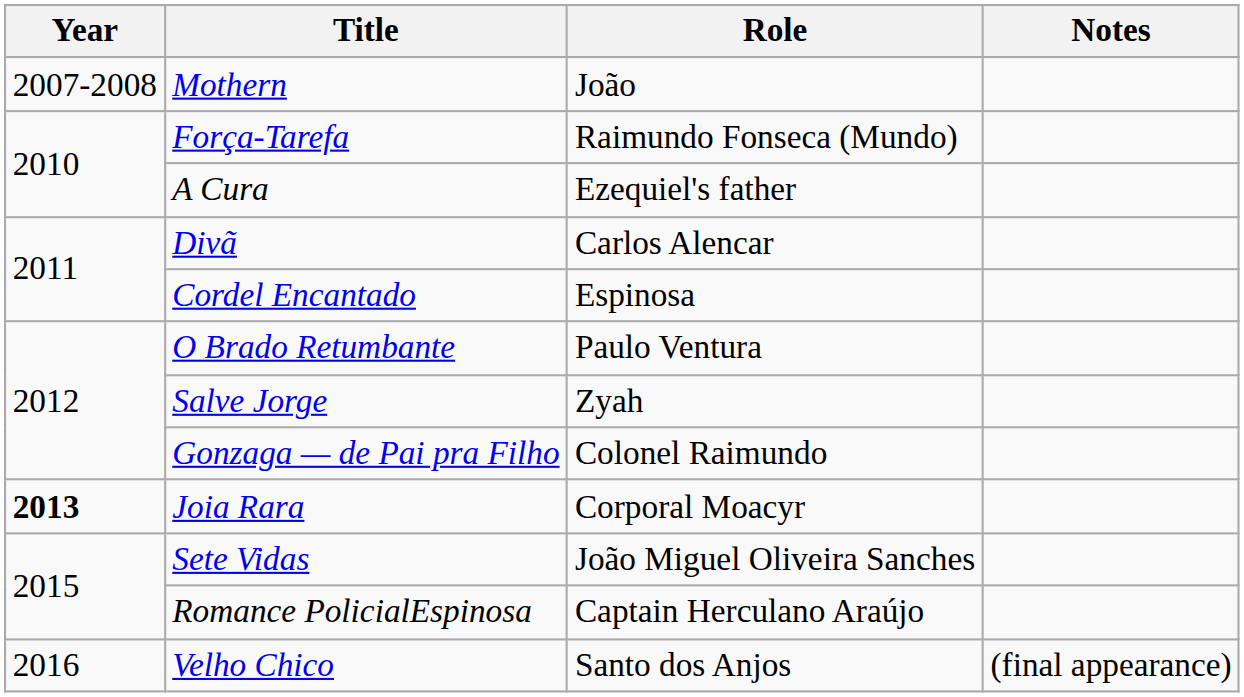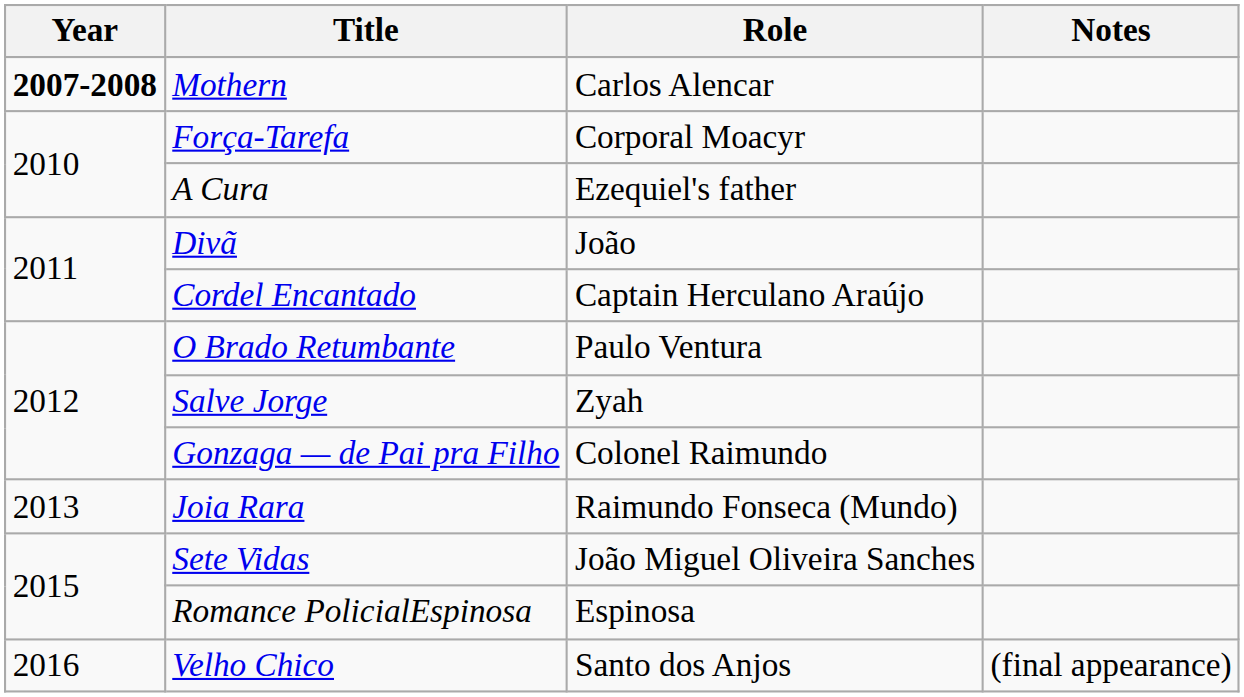(85, 83) normal -> (85, 83) bold
(605, 83) João -> (674, 83) Carlos Alencar
(766, 136) Raimundo Fonseca (Mundo) -> (690, 136) Corporal Moacyr
(674, 242) Carlos Alencar -> (605, 242) João
(635, 294) Espinosa -> (750, 294) Captain Herculano Araújo
(46, 505) bold -> (46, 505) normal
(690, 505) Corporal Moacyr -> (766, 505) Raimundo Fonseca (Mundo)
(750, 611) Captain Herculano Araújo -> (635, 611) Espinosa
